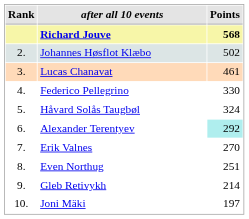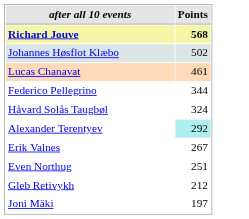- column: (21, 14)
(232, 91) 330 -> (199, 91) 344
(232, 147) 270 -> (199, 147) 267
(232, 185) 214 -> (199, 185) 212
